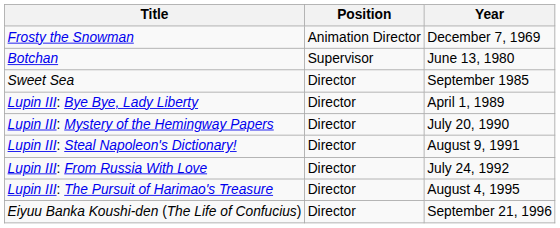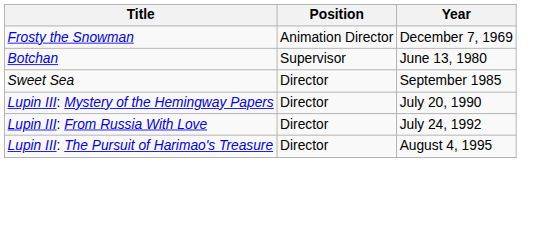- row: (103, 102)
- row: (122, 146)
- row: (154, 211)
